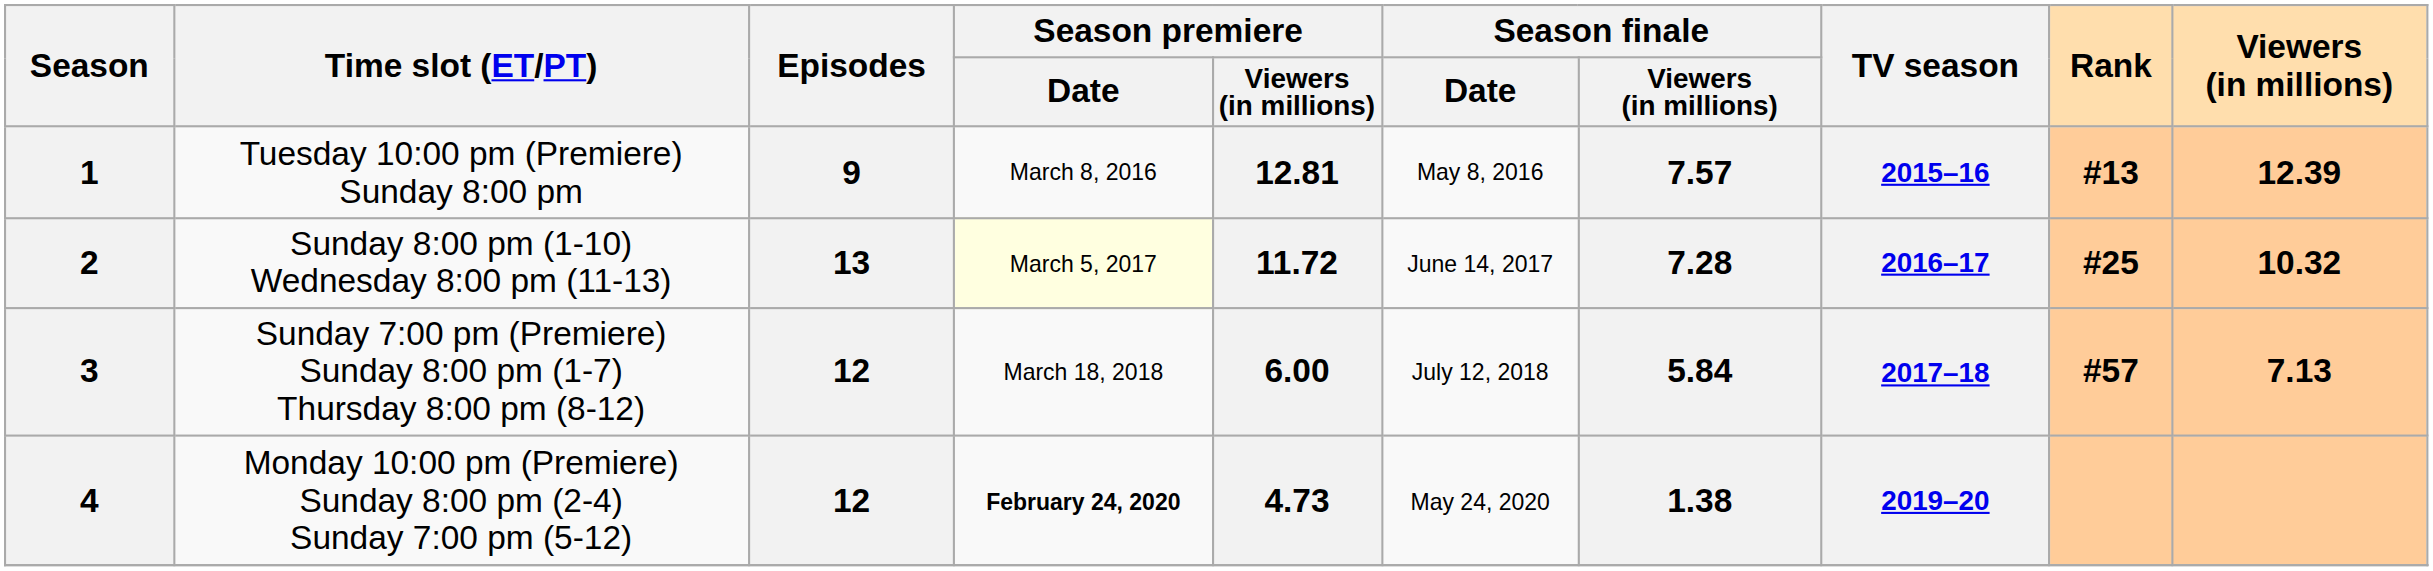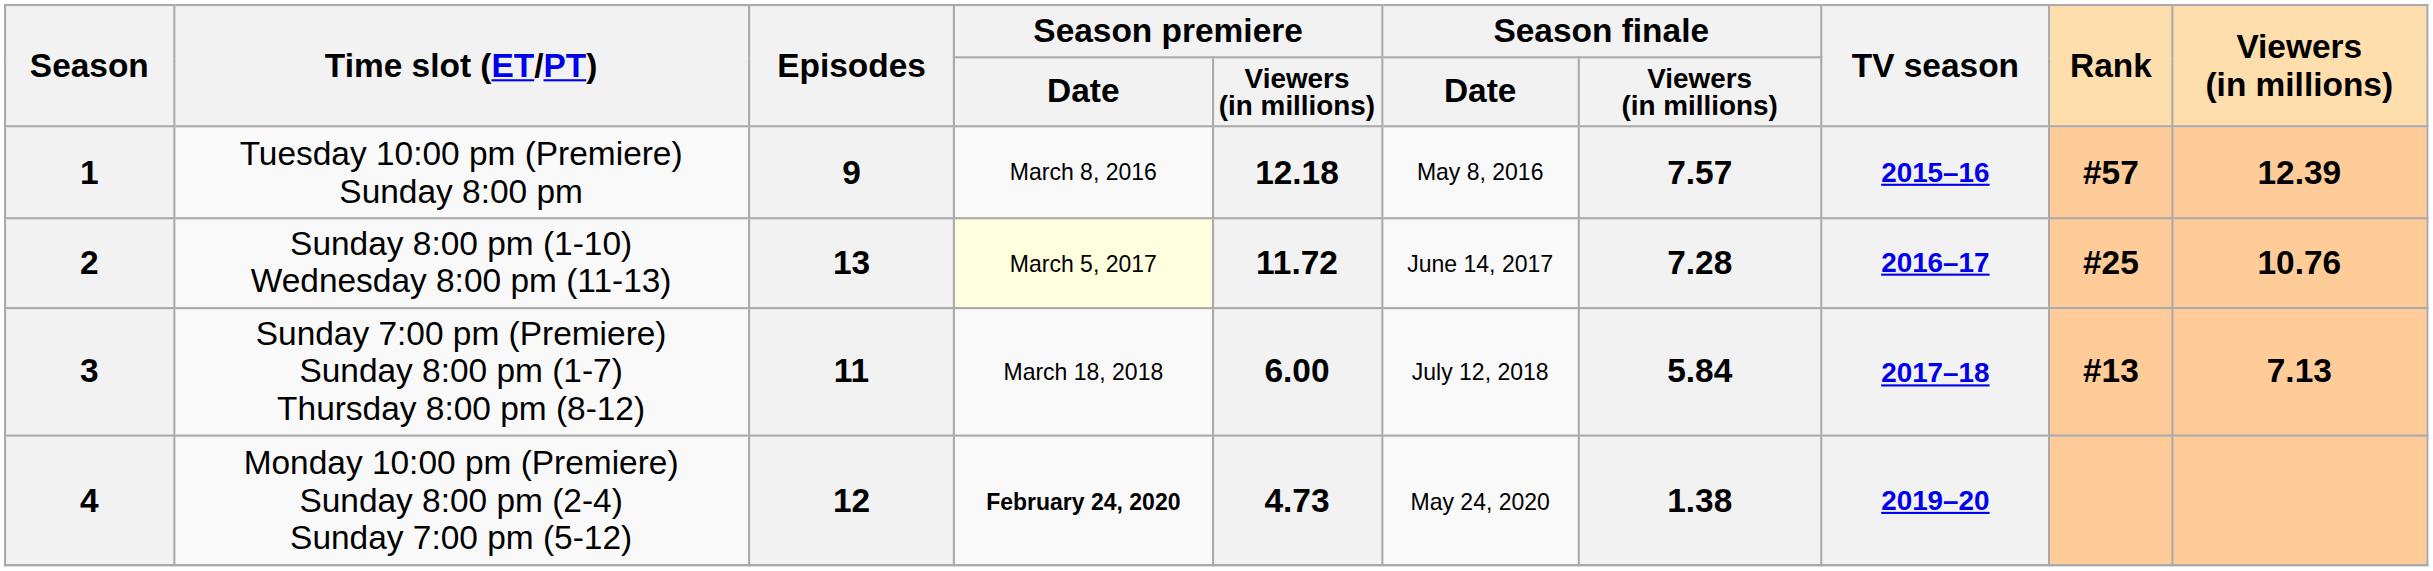(1297, 171) 12.81 -> (1297, 171) 12.18
(2111, 171) #13 -> (2111, 171) #57
(2299, 262) 10.32 -> (2299, 262) 10.76
(852, 371) 12 -> (852, 371) 11
(2111, 371) #57 -> (2111, 371) #13
